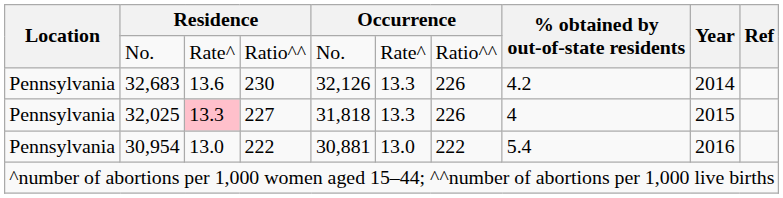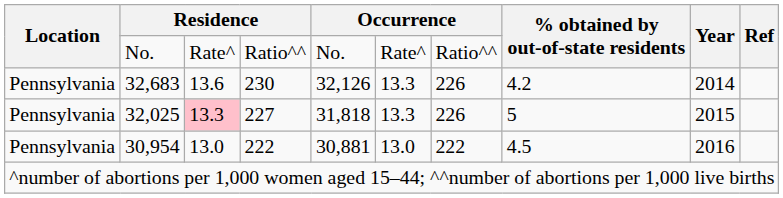(512, 114) 4 -> (512, 114) 5
(519, 146) 5.4 -> (519, 146) 4.5
